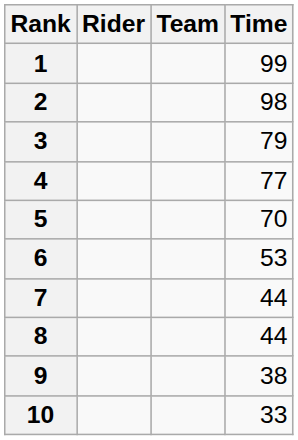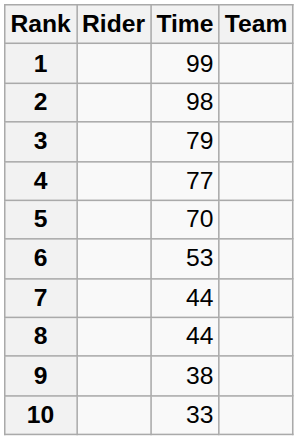columns swapped: (188, 24) <-> (259, 24)
